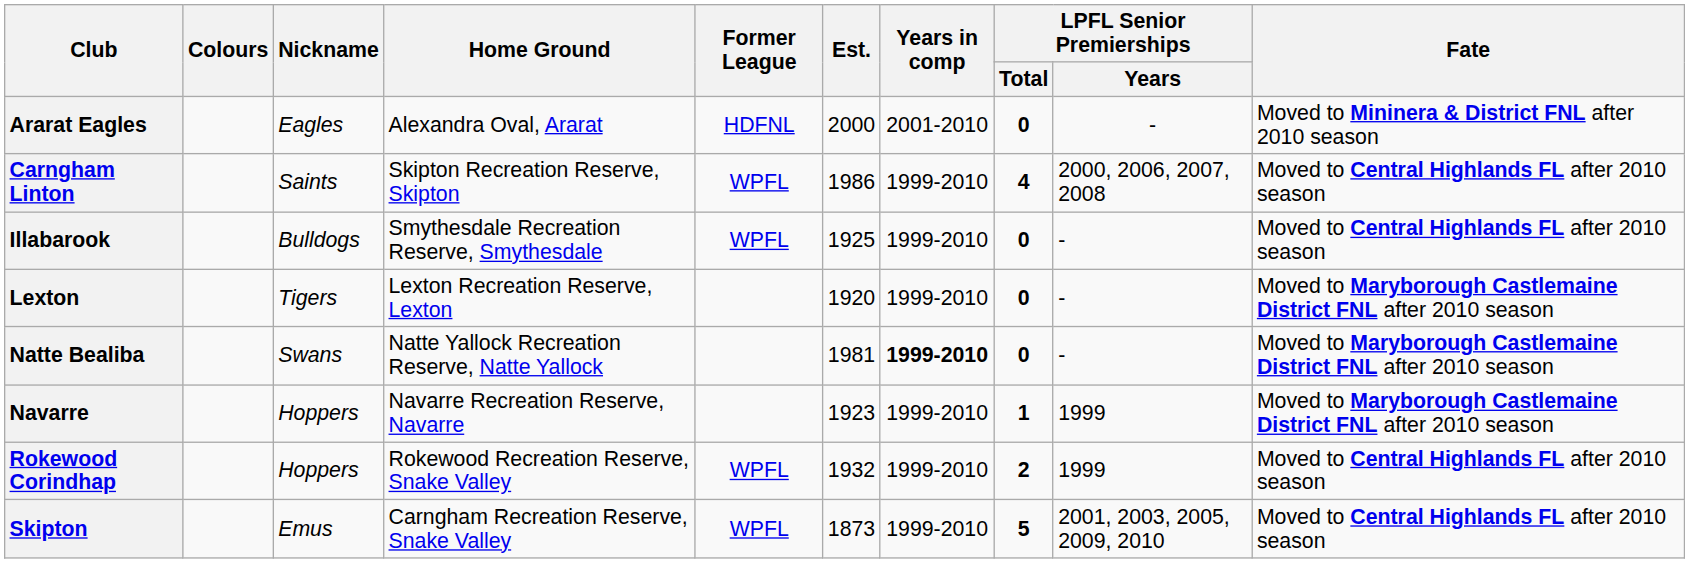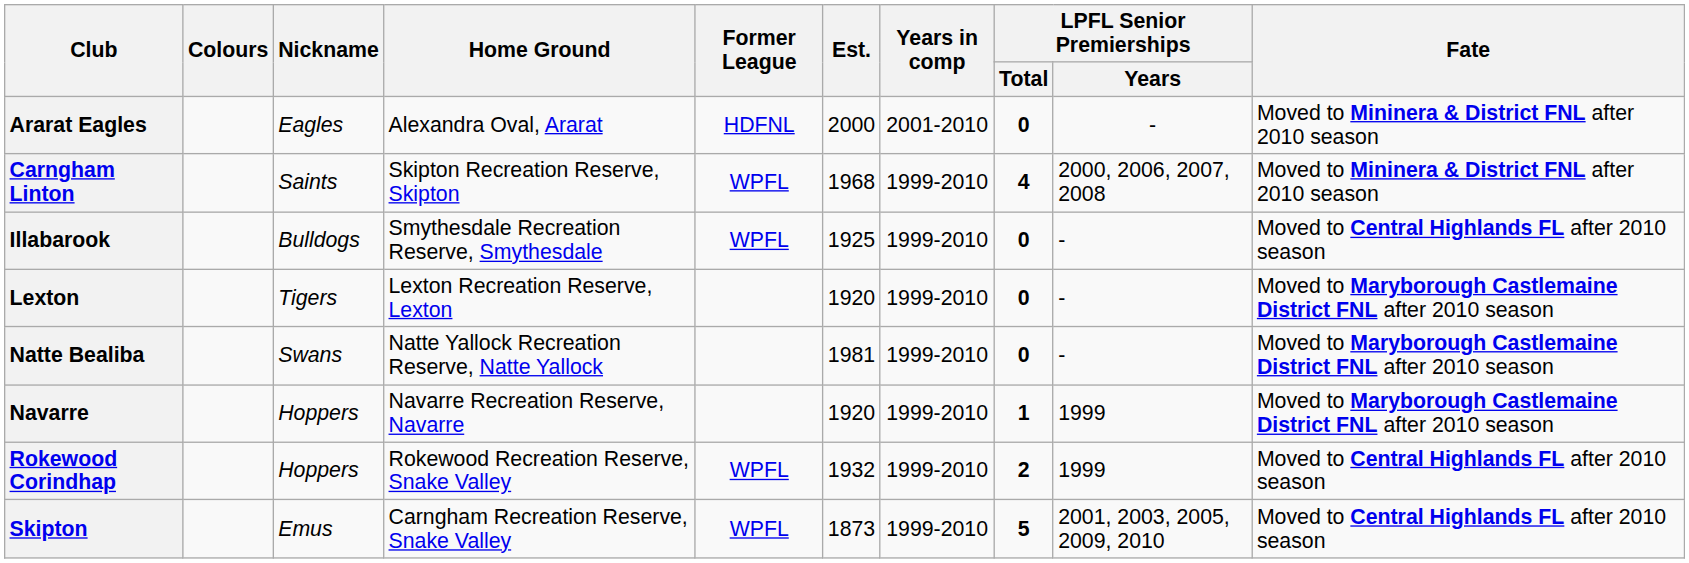(851, 182) 1986 -> (851, 182) 1968
(1461, 182) Moved to Central Highlands FL after 2010 season -> (1446, 182) Moved to Mininera & District FNL after 2010 season
(937, 355) bold -> (937, 355) normal
(851, 413) 1923 -> (851, 413) 1920
